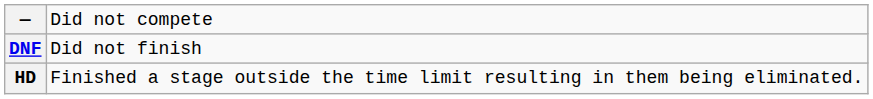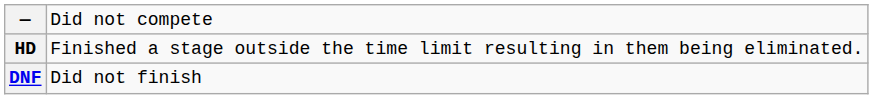rows swapped: (25, 49) <-> (25, 78)
